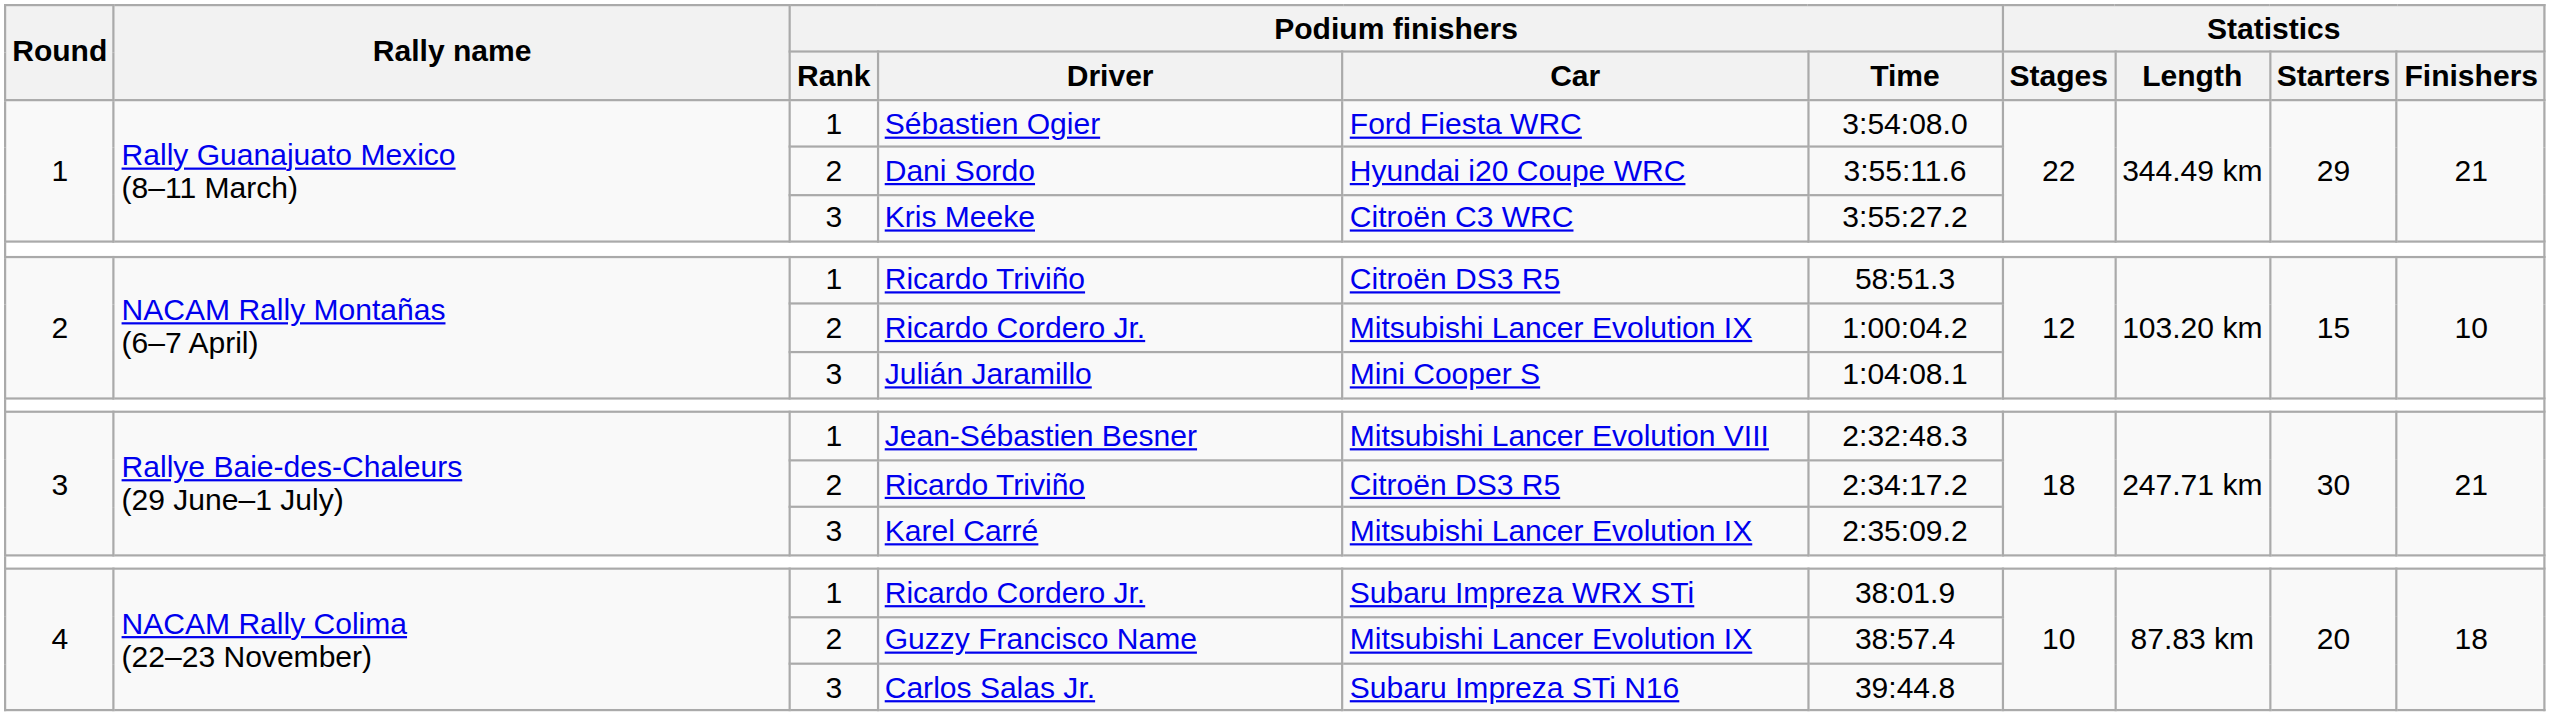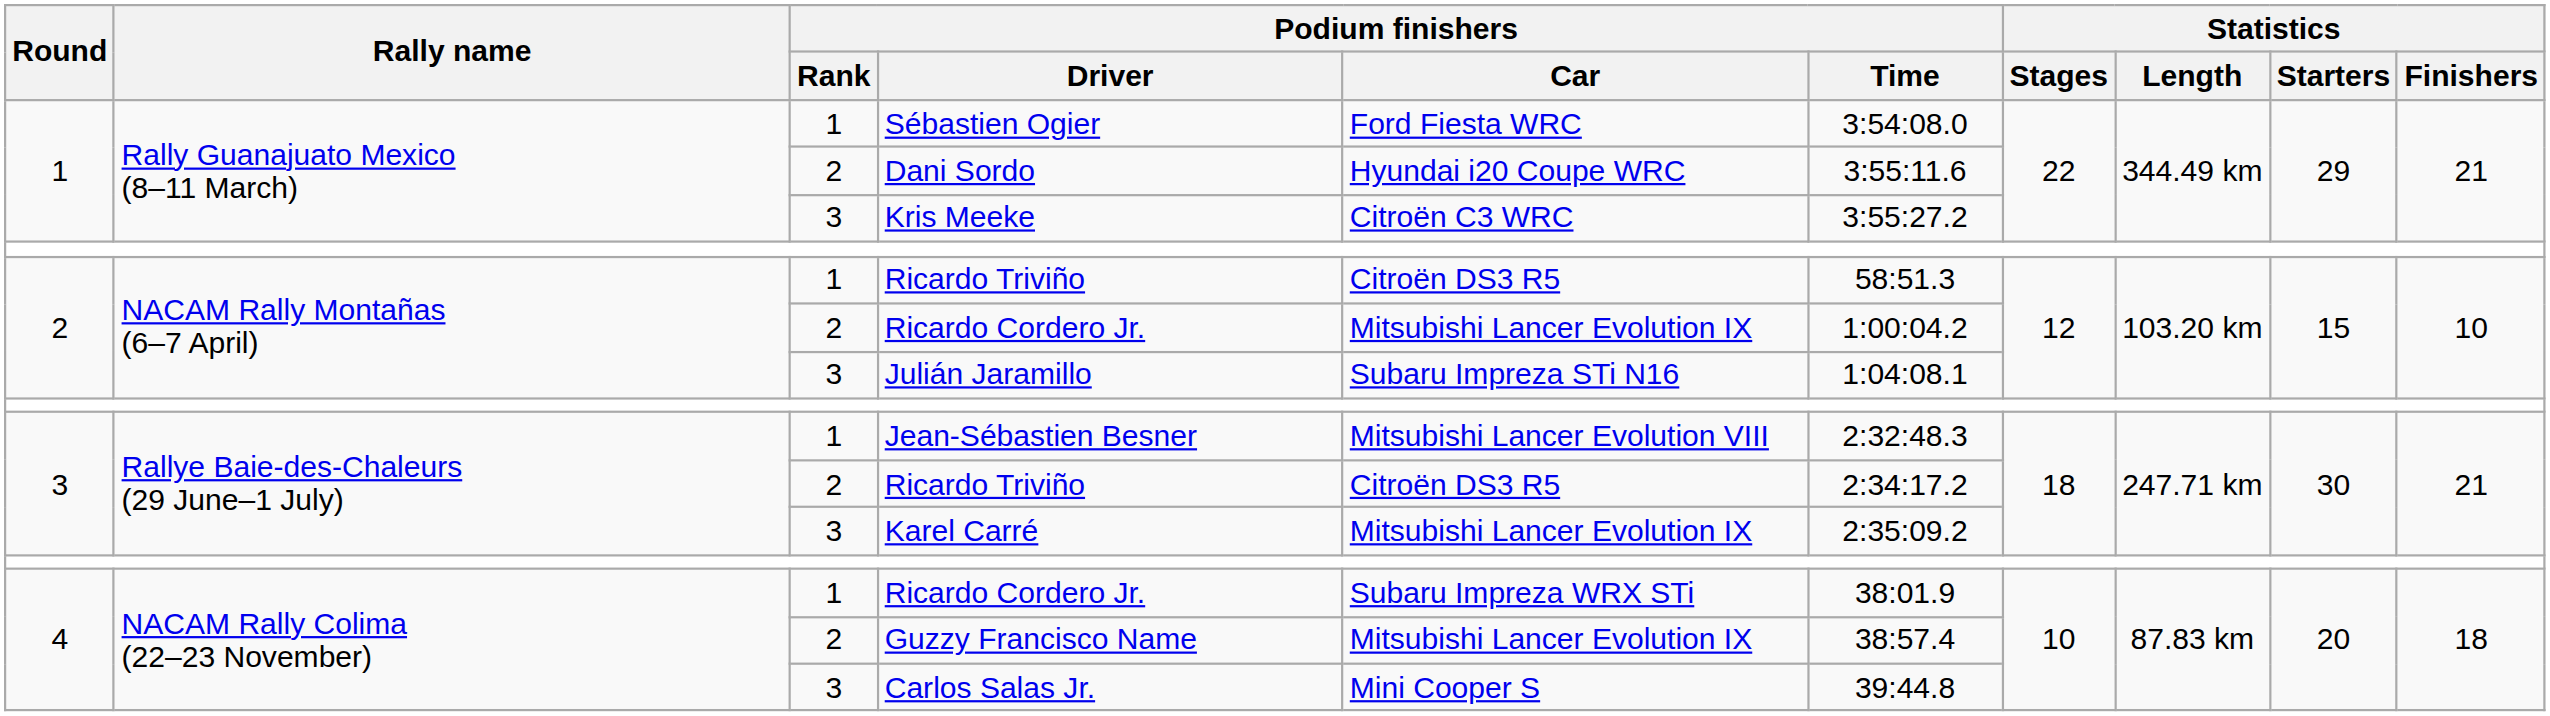(1445, 374) Mini Cooper S -> (1515, 374) Subaru Impreza STi N16
(1515, 687) Subaru Impreza STi N16 -> (1445, 687) Mini Cooper S
